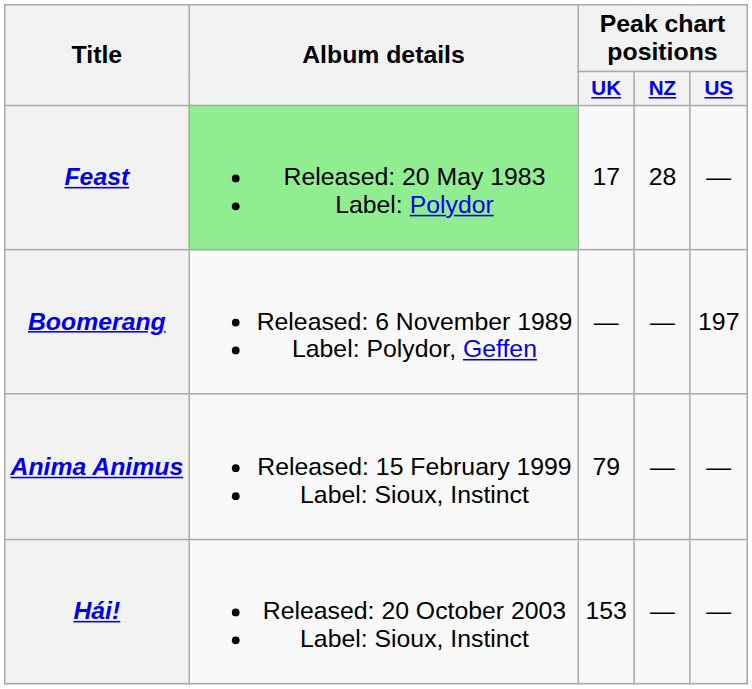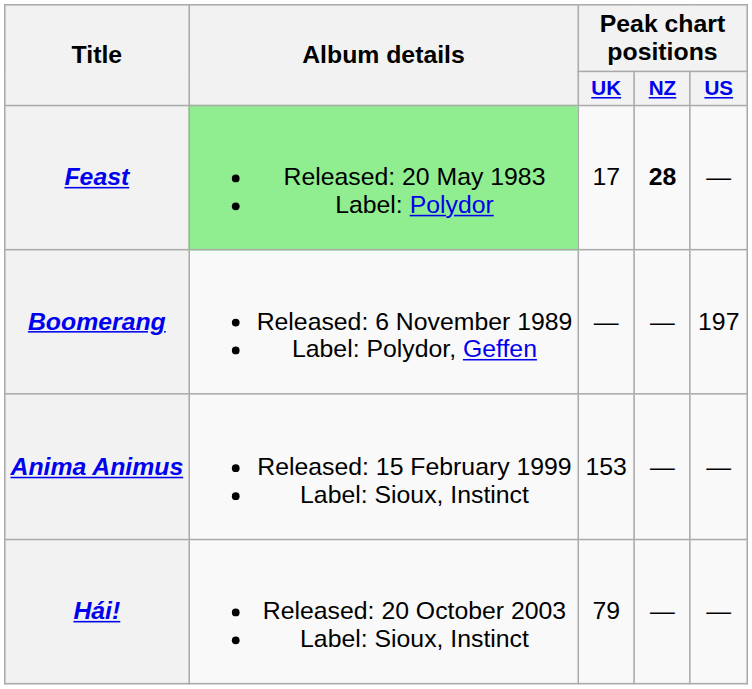(662, 177) normal -> (662, 177) bold
(606, 466) 79 -> (606, 466) 153
(606, 611) 153 -> (606, 611) 79
